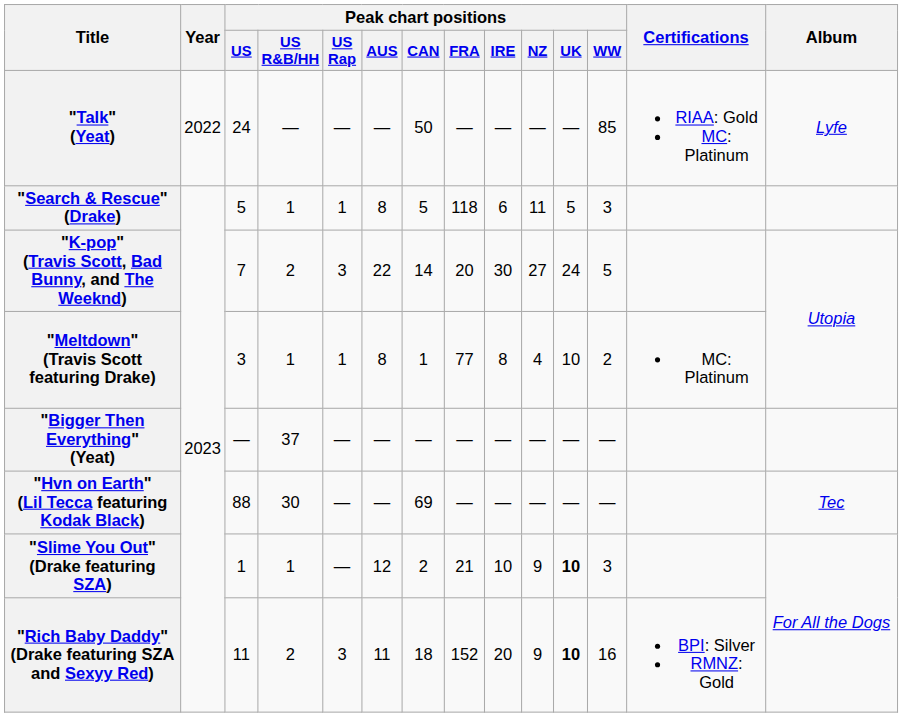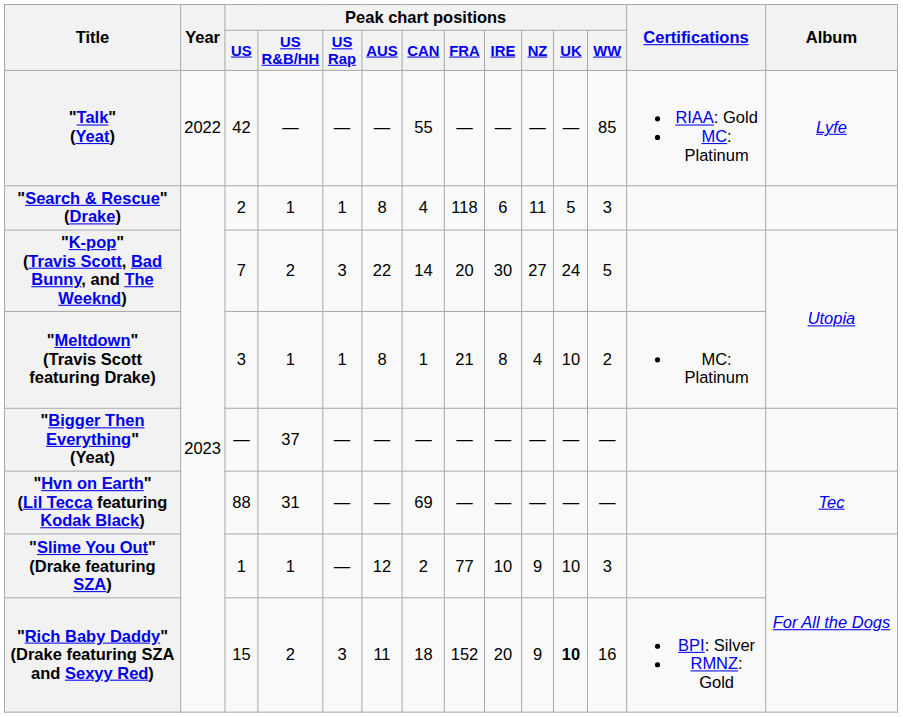(241, 127) 24 -> (241, 127) 42
(423, 127) 50 -> (423, 127) 55
(241, 207) 5 -> (241, 207) 2
(423, 207) 5 -> (423, 207) 4
(464, 359) 77 -> (464, 359) 21
(290, 502) 30 -> (290, 502) 31
(464, 565) 21 -> (464, 565) 77
(571, 565) bold -> (571, 565) normal
(241, 654) 11 -> (241, 654) 15
